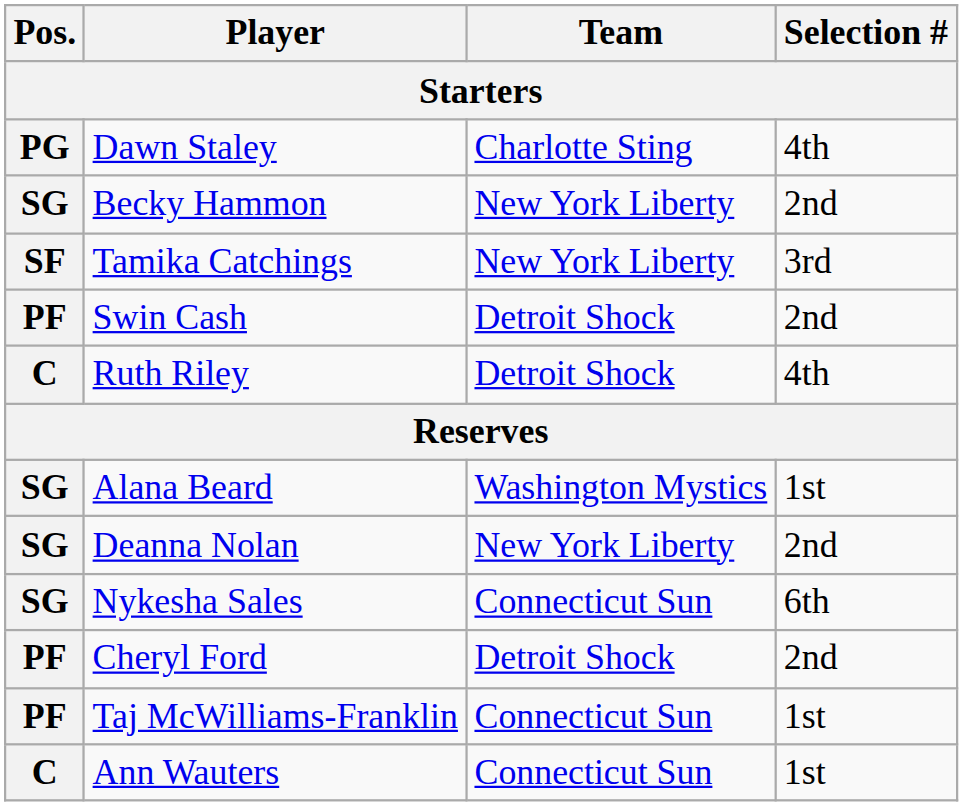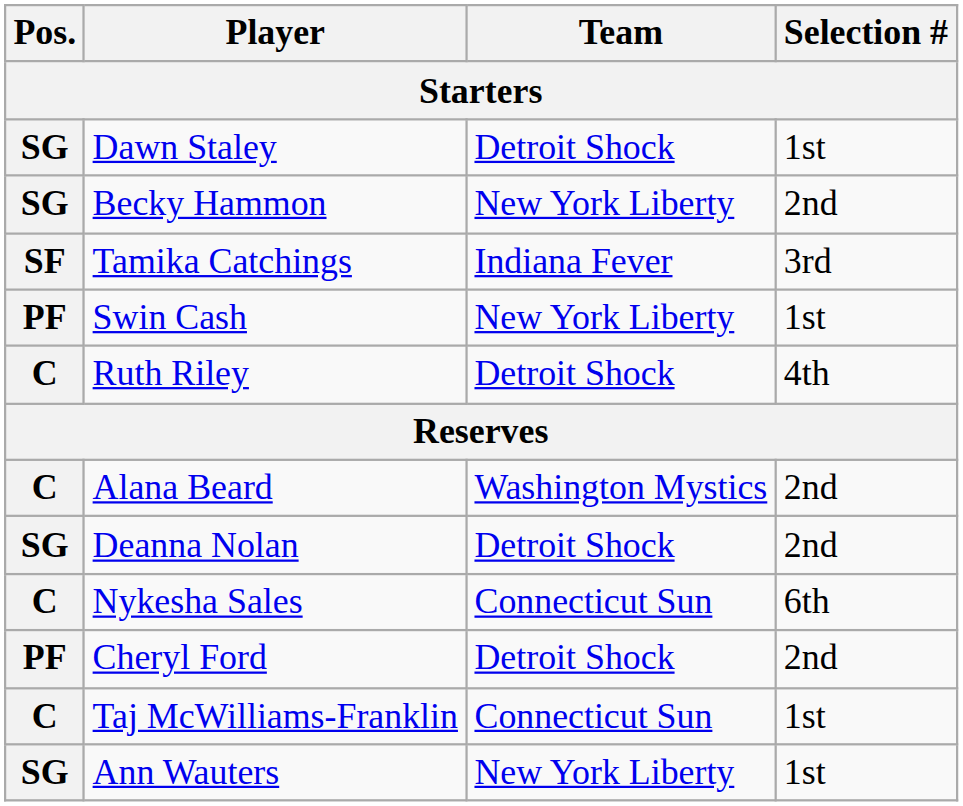(45, 146) PG -> (45, 146) SG
(583, 146) Charlotte Sting -> (575, 146) Detroit Shock
(807, 146) 4th -> (805, 146) 1st
(604, 260) New York Liberty -> (573, 260) Indiana Fever
(575, 317) Detroit Shock -> (604, 317) New York Liberty
(811, 317) 2nd -> (805, 317) 1st
(45, 487) SG -> (45, 487) C
(805, 487) 1st -> (811, 487) 2nd
(604, 544) New York Liberty -> (575, 544) Detroit Shock
(45, 601) SG -> (45, 601) C
(45, 714) PF -> (45, 714) C
(45, 771) C -> (45, 771) SG
(593, 771) Connecticut Sun -> (604, 771) New York Liberty
